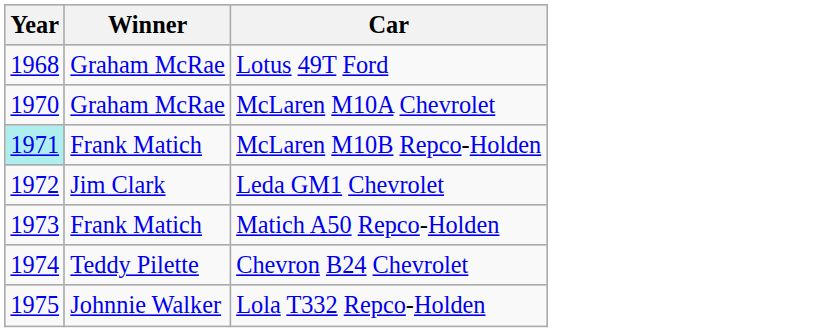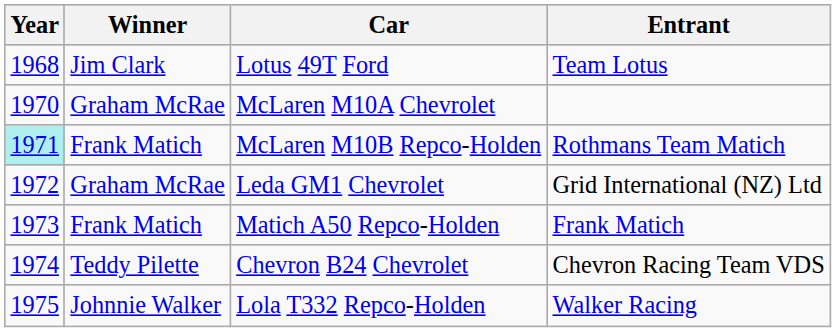+ column: (689, 24)
(148, 64) Graham McRae -> (118, 64) Jim Clark
(118, 185) Jim Clark -> (148, 185) Graham McRae
